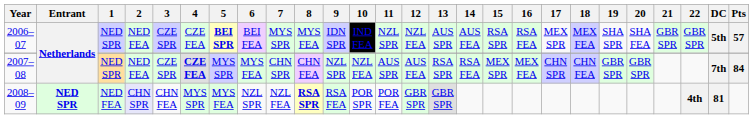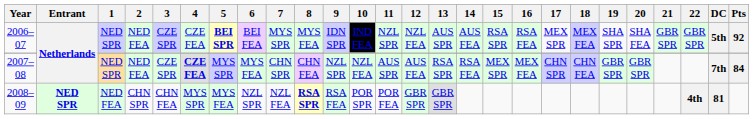(739, 37) 57 -> (739, 37) 92
(139, 99) lavender background -> (139, 99) no background
